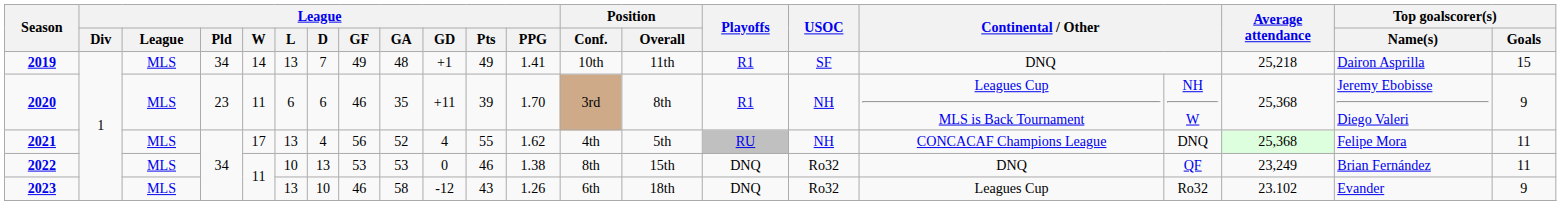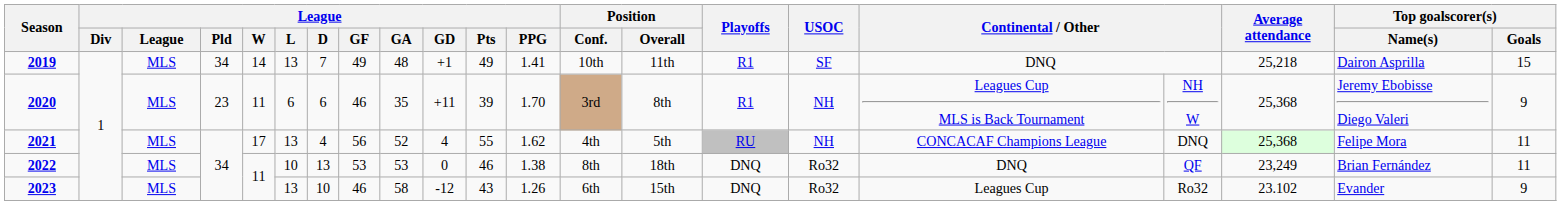(662, 165) 15th -> (662, 165) 18th
(662, 188) 18th -> (662, 188) 15th
